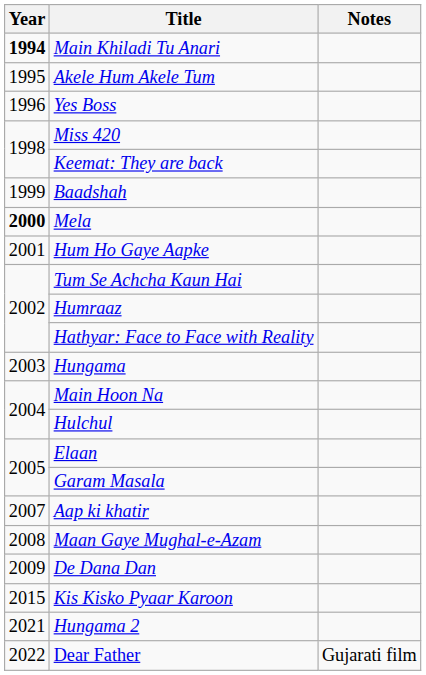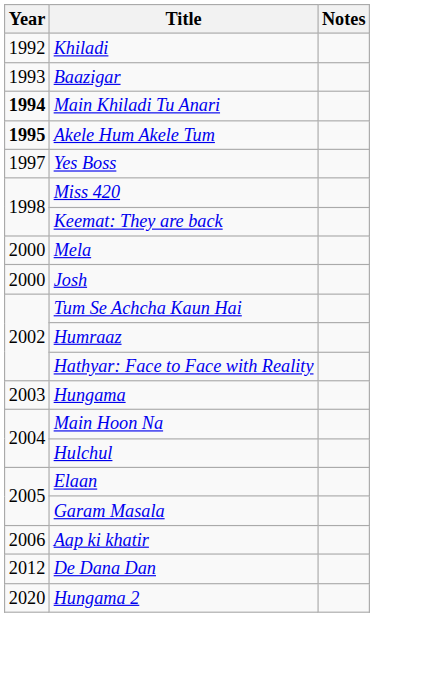+ row: (81, 47)
+ row: (87, 76)
(27, 76) normal -> (27, 134) bold
(27, 105) 1996 -> (27, 163) 1997
- row: (90, 192)
(27, 221) bold -> (27, 250) normal
+ row: (70, 279)
- row: (131, 250)
(27, 510) 2007 -> (27, 539) 2006
- row: (157, 539)
(27, 568) 2009 -> (27, 568) 2012
- row: (143, 597)
(27, 626) 2021 -> (27, 597) 2020
- row: (97, 655)
